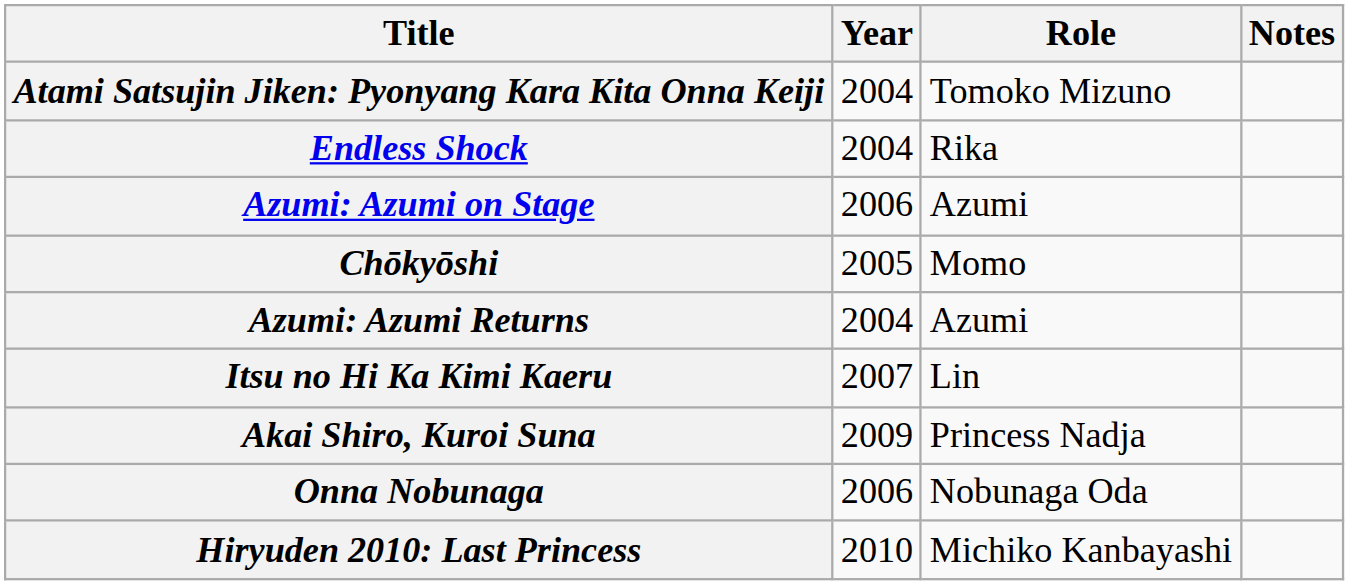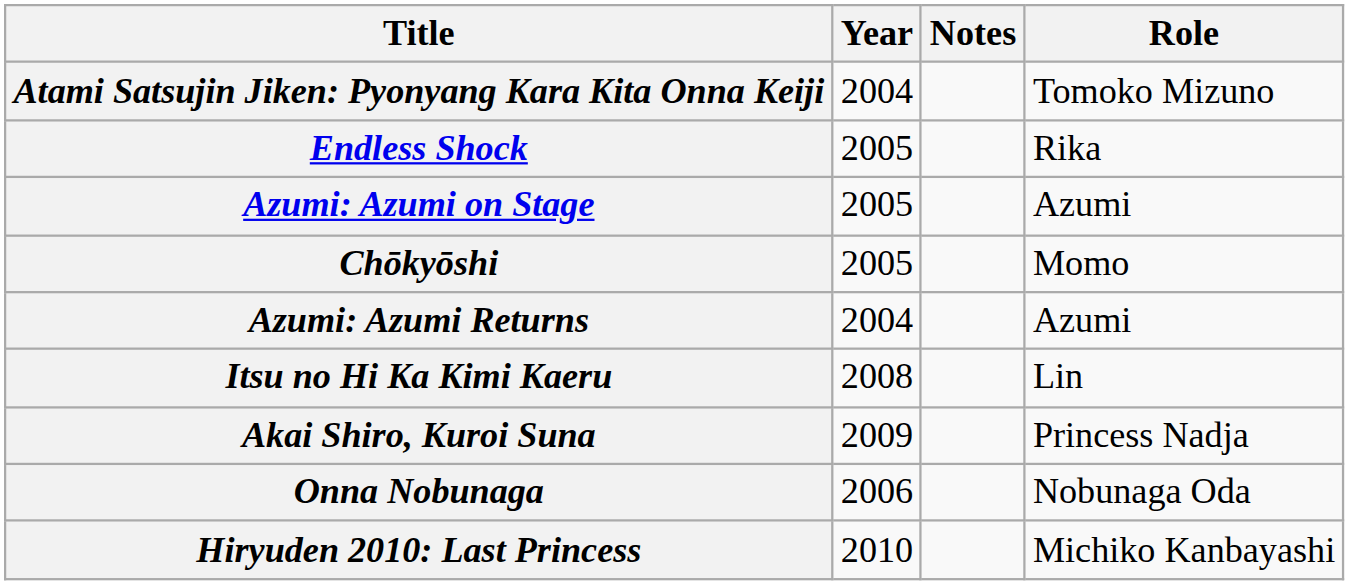columns swapped: (1081, 33) <-> (1292, 33)
(877, 147) 2004 -> (877, 147) 2005
(877, 205) 2006 -> (877, 205) 2005
(877, 377) 2007 -> (877, 377) 2008
